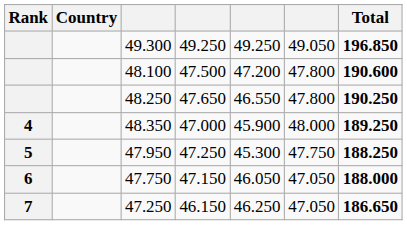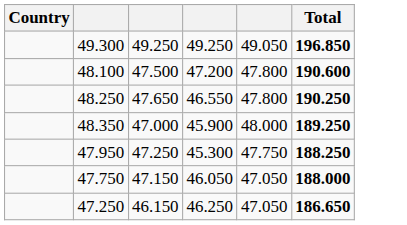- column: (28, 17)
